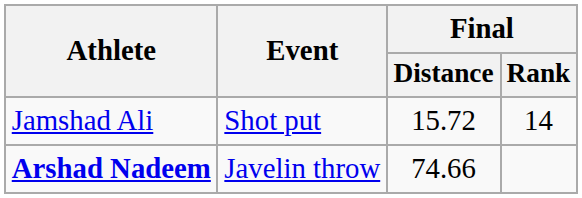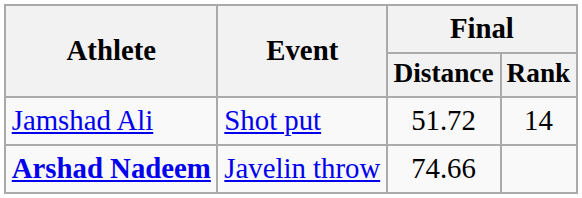(444, 121) 15.72 -> (444, 121) 51.72
